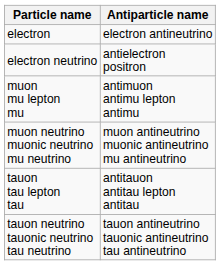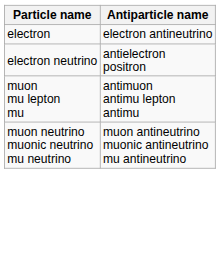- row: (34, 191)
- row: (50, 237)
